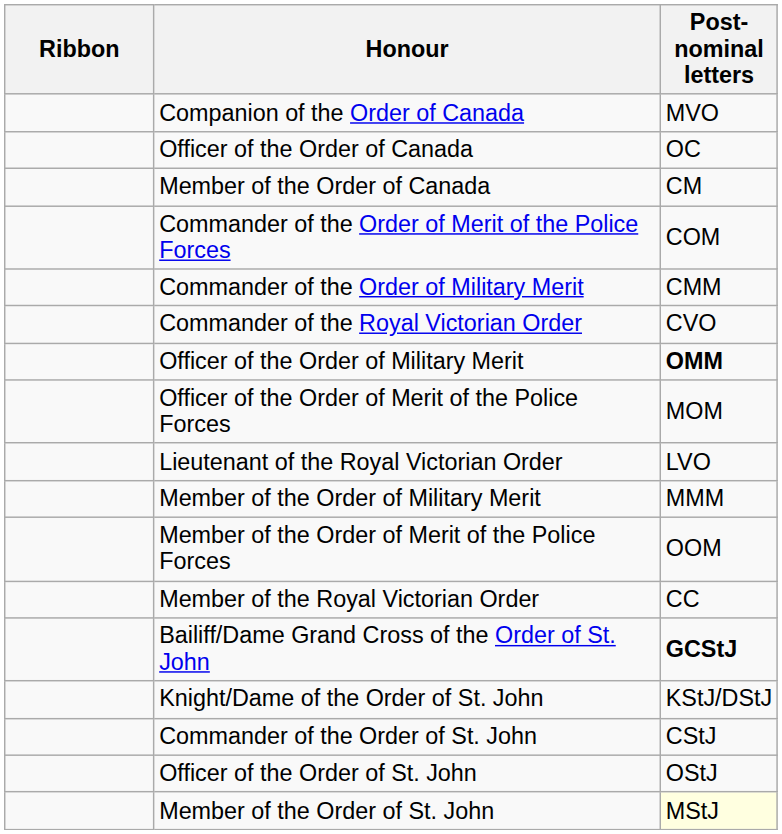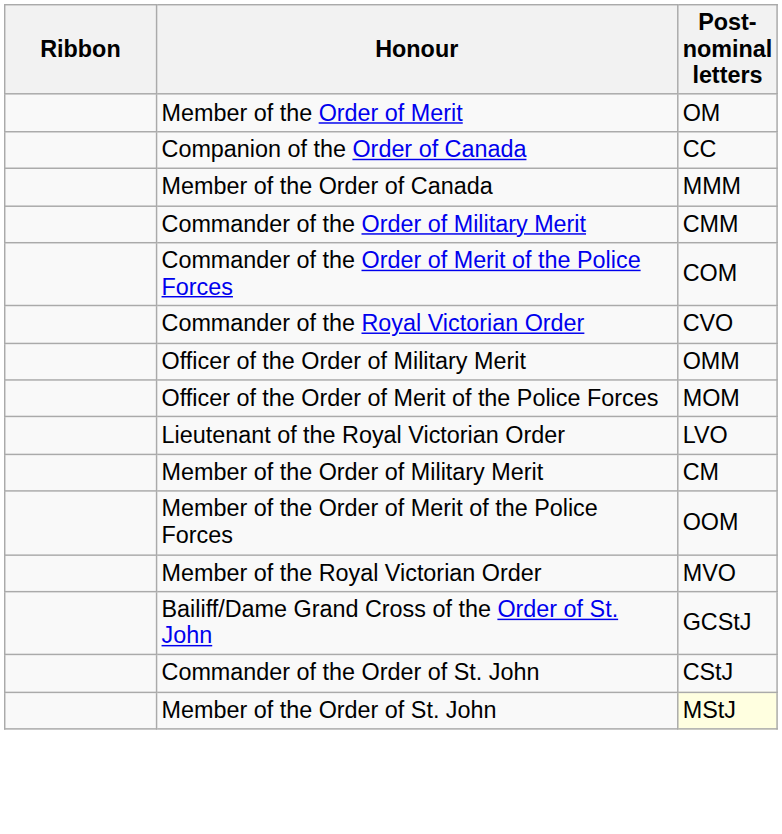+ row: (312, 112)
(692, 112) MVO -> (700, 149) CC
- row: (316, 149)
(684, 186) CM -> (712, 186) MMM
rows swapped: (371, 287) <-> (399, 236)
(694, 361) bold -> (711, 361) normal
(695, 498) MMM -> (701, 472) CM
(683, 598) CC -> (709, 572) MVO
(701, 649) bold -> (717, 622) normal
- row: (351, 699)
- row: (318, 773)
